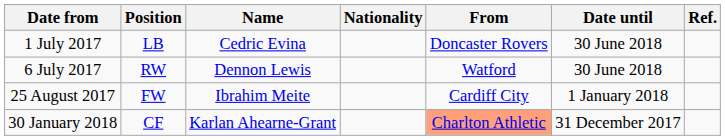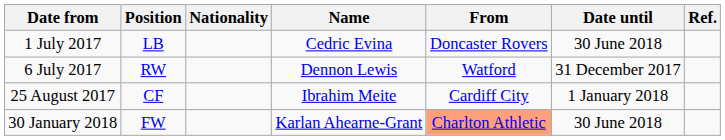columns swapped: (383, 17) <-> (263, 17)
(618, 69) 30 June 2018 -> (618, 69) 31 December 2017
(153, 95) FW -> (153, 95) CF
(153, 122) CF -> (153, 122) FW
(618, 122) 31 December 2017 -> (618, 122) 30 June 2018
